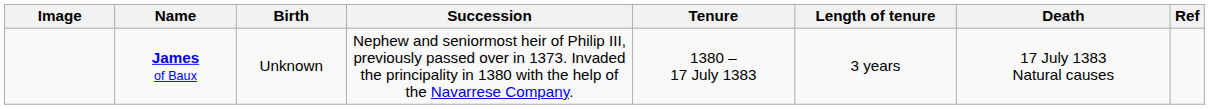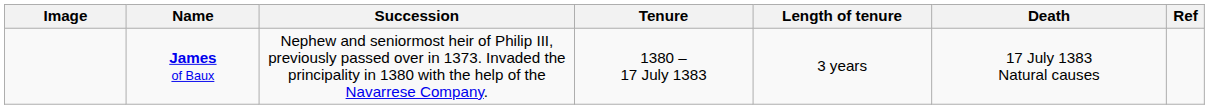- column: (291, 16)
